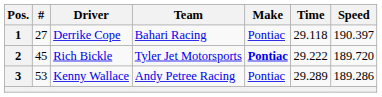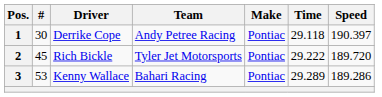(41, 35) 27 -> (41, 35) 30
(171, 35) Bahari Racing -> (185, 35) Andy Petree Racing
(268, 56) bold -> (266, 56) normal
(185, 76) Andy Petree Racing -> (171, 76) Bahari Racing
